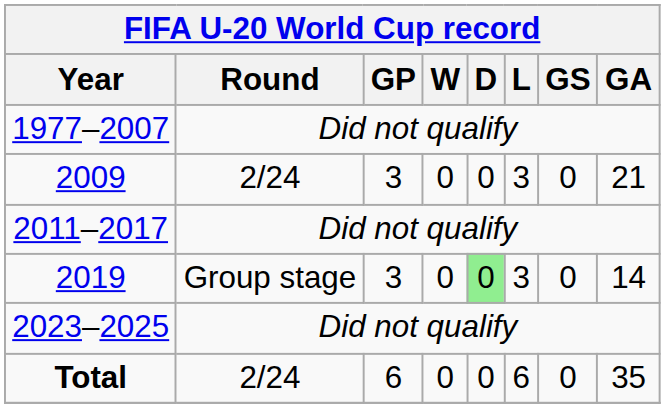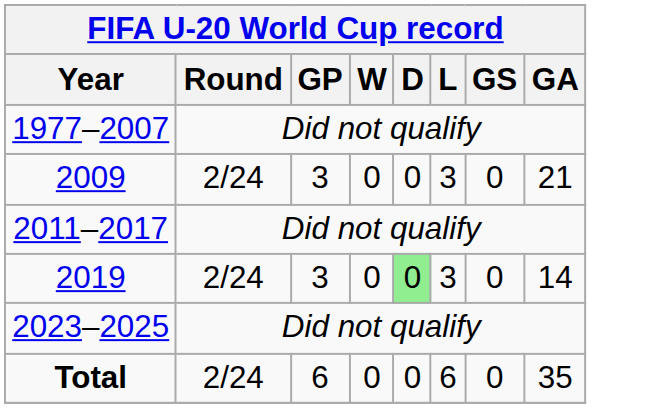(270, 278) Group stage -> (233, 278) 2/24
